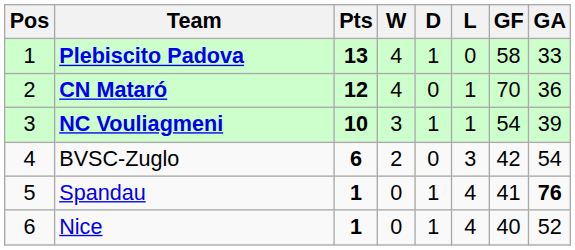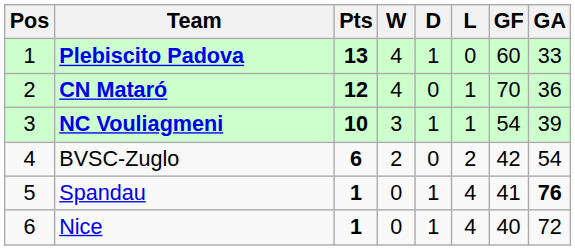(509, 55) 58 -> (509, 55) 60
(470, 158) 3 -> (470, 158) 2
(550, 227) 52 -> (550, 227) 72
